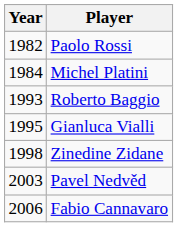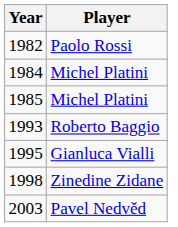+ row: (26, 99)
- row: (26, 208)
